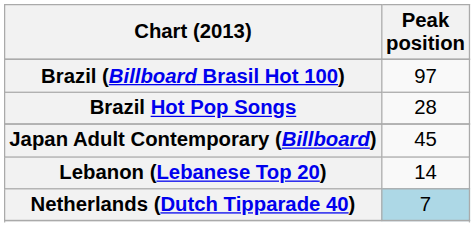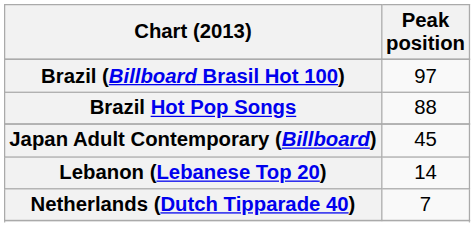(425, 107) 28 -> (425, 107) 88
(426, 204) lightblue background -> (426, 204) no background
